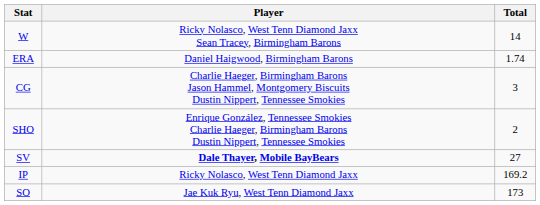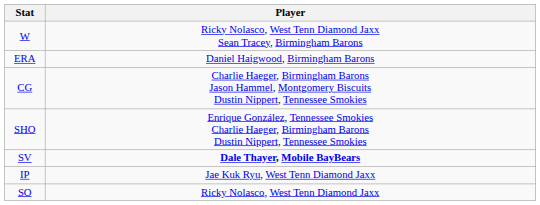- column: (515, 13)
(269, 175) Ricky Nolasco, West Tenn Diamond Jaxx -> (290, 175) Jae Kuk Ryu, West Tenn Diamond Jaxx
(269, 192) Jae Kuk Ryu, West Tenn Diamond Jaxx -> (290, 192) Ricky Nolasco, West Tenn Diamond Jaxx
